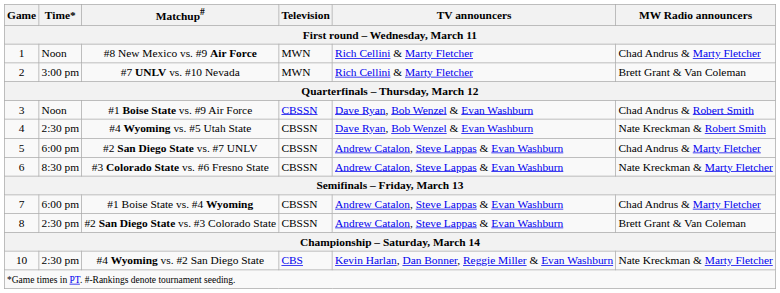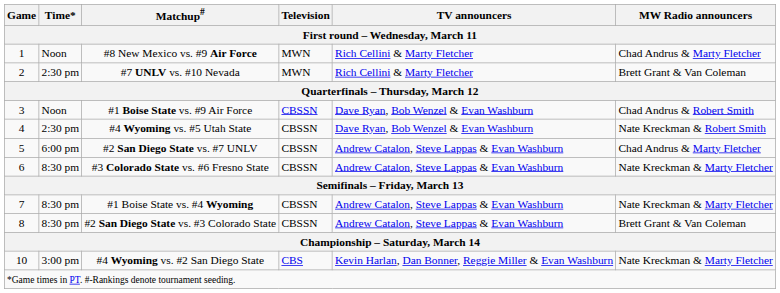(60, 72) 3:00 pm -> (60, 72) 2:30 pm
(60, 204) 6:00 pm -> (60, 204) 8:30 pm
(690, 204) Chad Andrus & Marty Fletcher -> (696, 204) Nate Kreckman & Marty Fletcher
(60, 223) 2:30 pm -> (60, 223) 8:30 pm
(60, 260) 2:30 pm -> (60, 260) 3:00 pm
